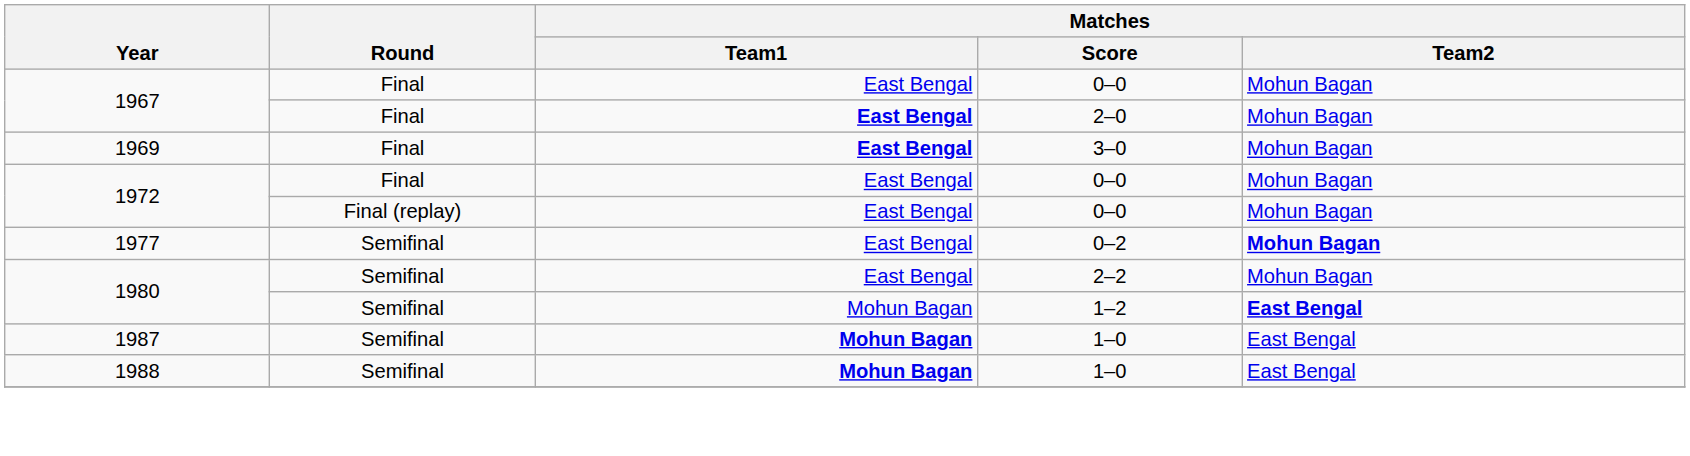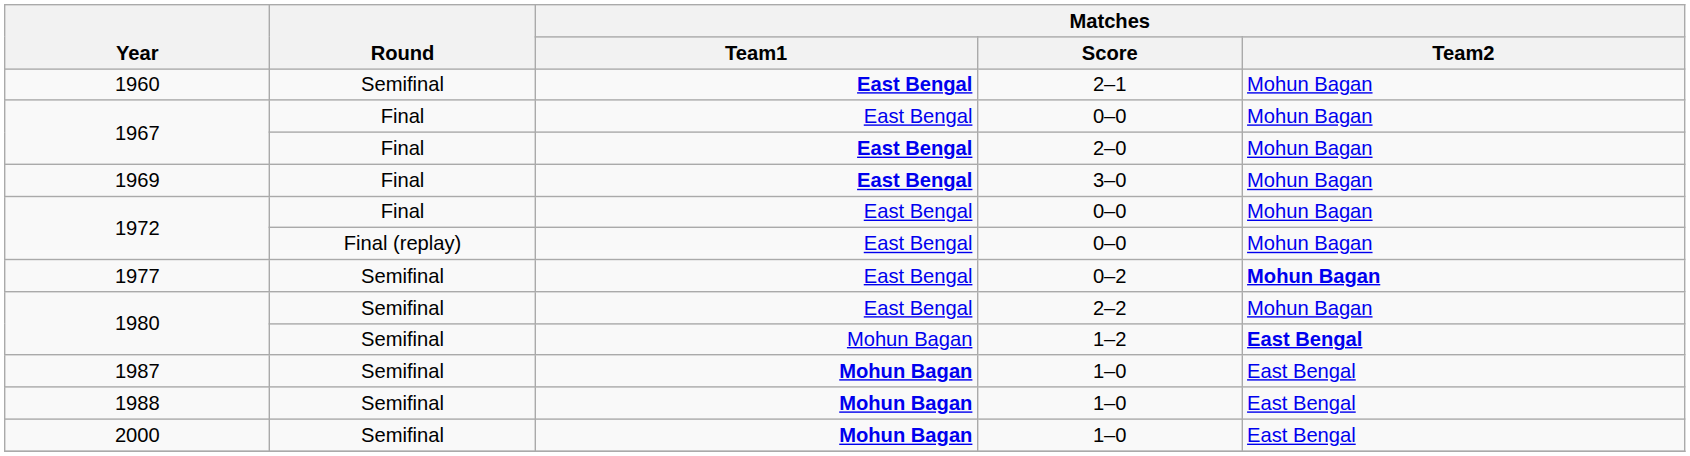+ row: (137, 85)
+ row: (137, 435)
